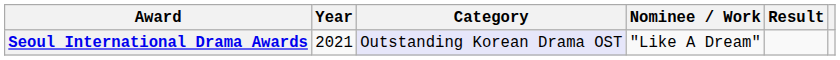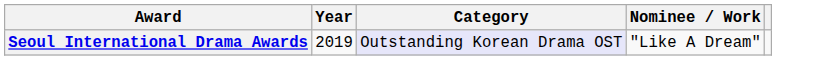- column: (796, 17)
(334, 43) 2021 -> (334, 43) 2019
